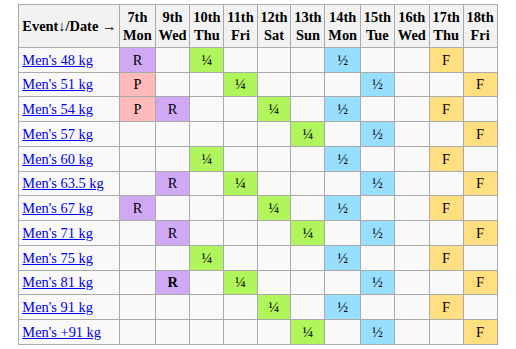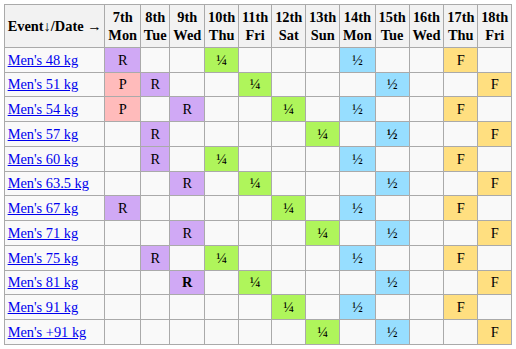+ column: (155, 26)
(377, 134) normal -> (392, 134) bold
